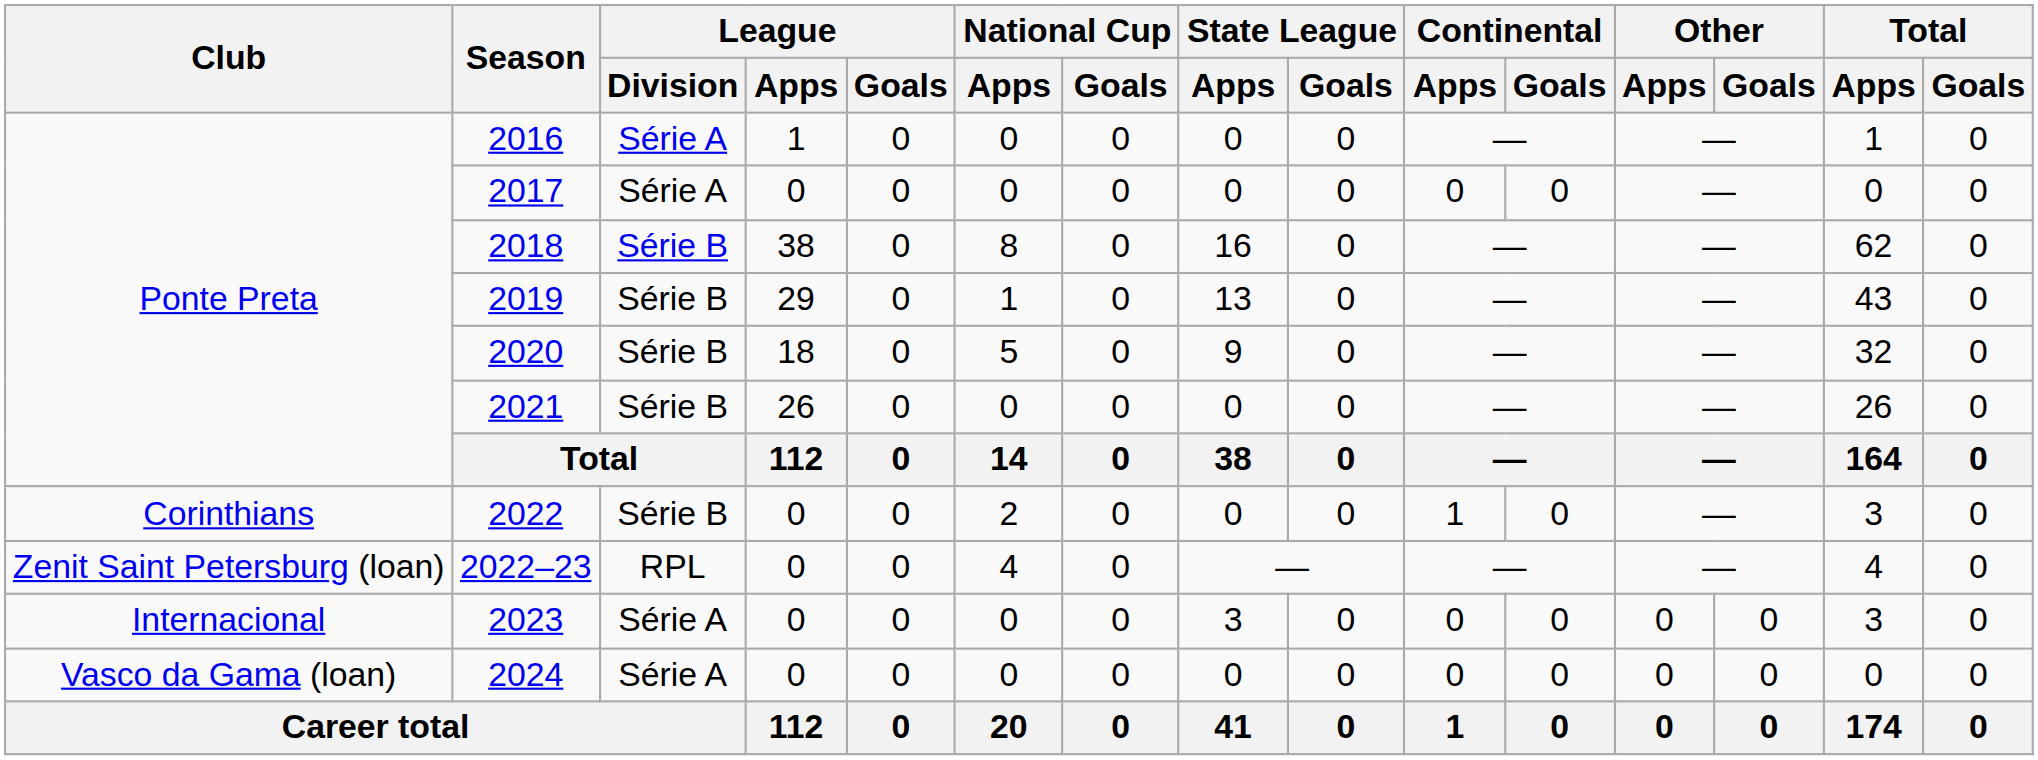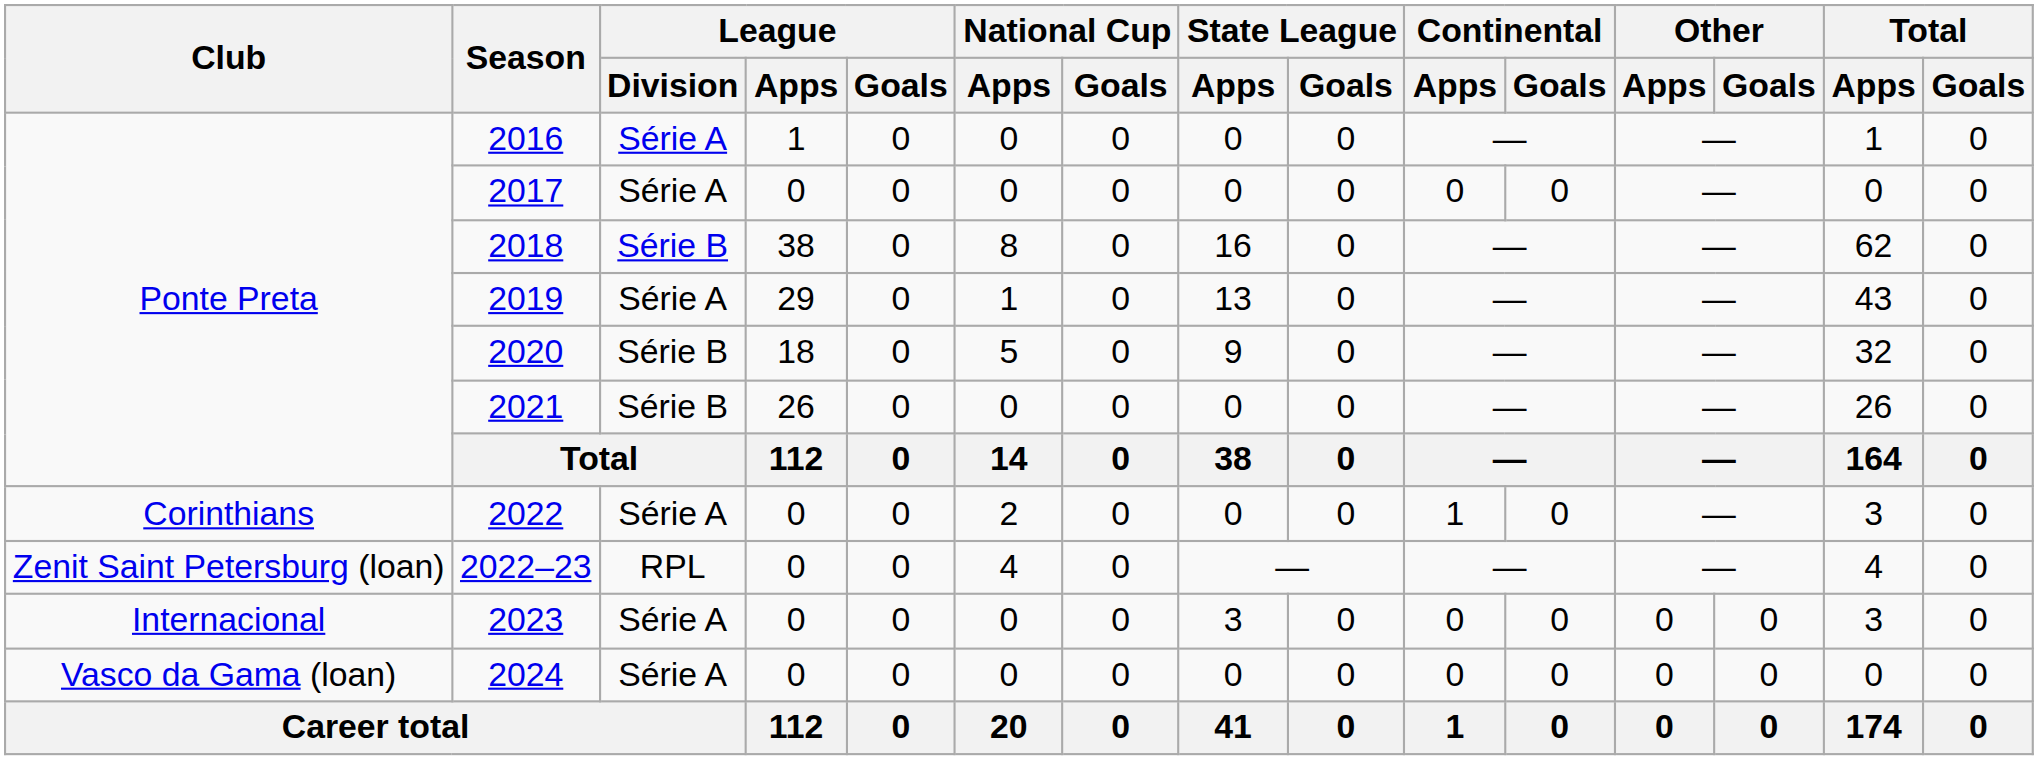(673, 298) Série B -> (673, 298) Série A
(673, 513) Série B -> (673, 513) Série A
